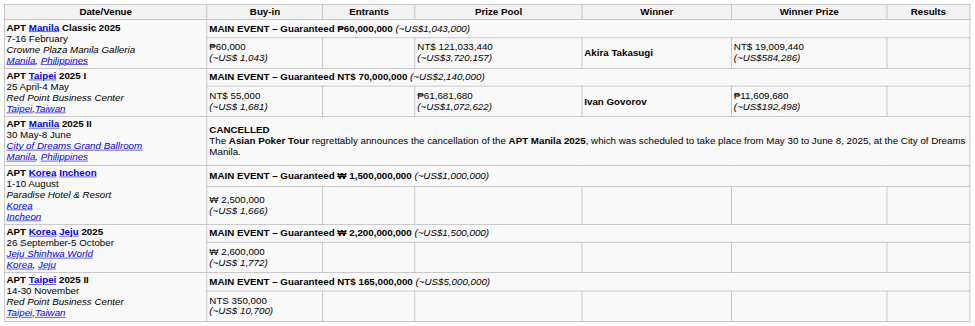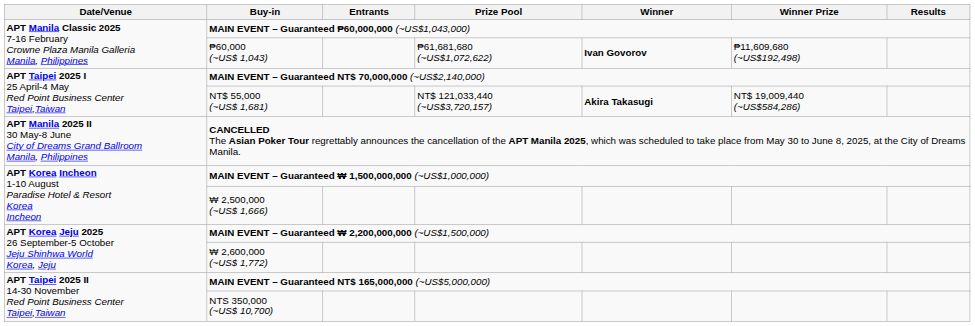(455, 53) NT$ 121,033,440 (~US$3,720,157) -> (455, 53) ₱61,681,680 (~US$1,072,622)
(619, 53) Akira Takasugi -> (615, 53) Ivan Govorov
(769, 53) NT$ 19,009,440 (~US$584,286) -> (767, 53) ₱11,609,680 (~US$192,498)
(455, 101) ₱61,681,680 (~US$1,072,622) -> (455, 101) NT$ 121,033,440 (~US$3,720,157)
(615, 101) Ivan Govorov -> (619, 101) Akira Takasugi
(767, 101) ₱11,609,680 (~US$192,498) -> (769, 101) NT$ 19,009,440 (~US$584,286)
